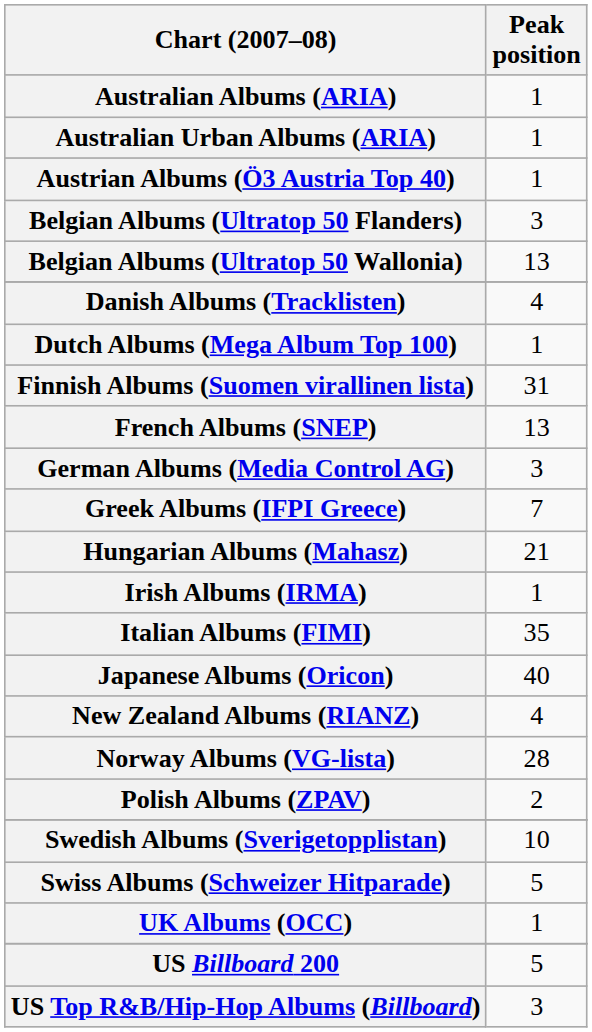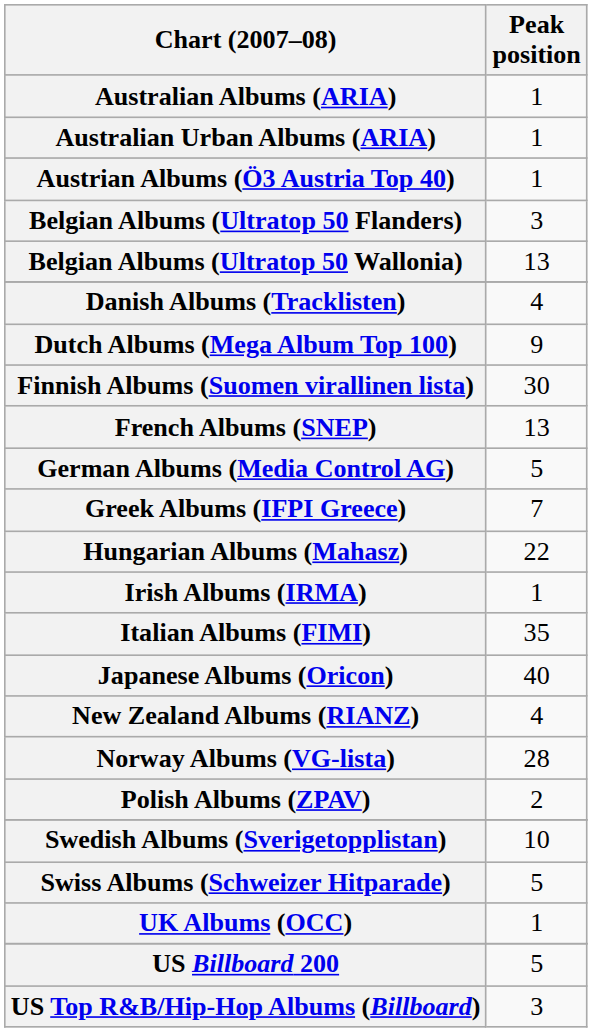(537, 344) 1 -> (537, 344) 9
(537, 385) 31 -> (537, 385) 30
(537, 468) 3 -> (537, 468) 5
(537, 550) 21 -> (537, 550) 22
